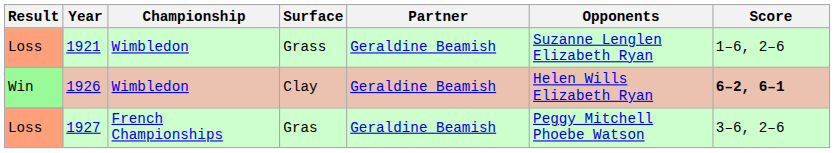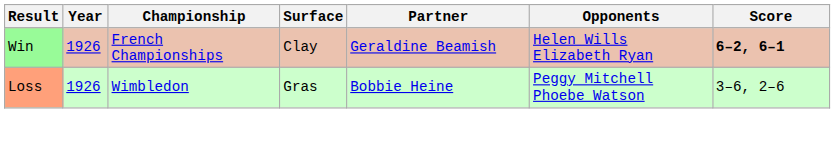- row: (305, 48)
(150, 88) Wimbledon -> (167, 48) French Championships
(83, 127) 1927 -> (83, 88) 1926
(167, 127) French Championships -> (150, 88) Wimbledon
(423, 127) Geraldine Beamish -> (402, 88) Bobbie Heine
